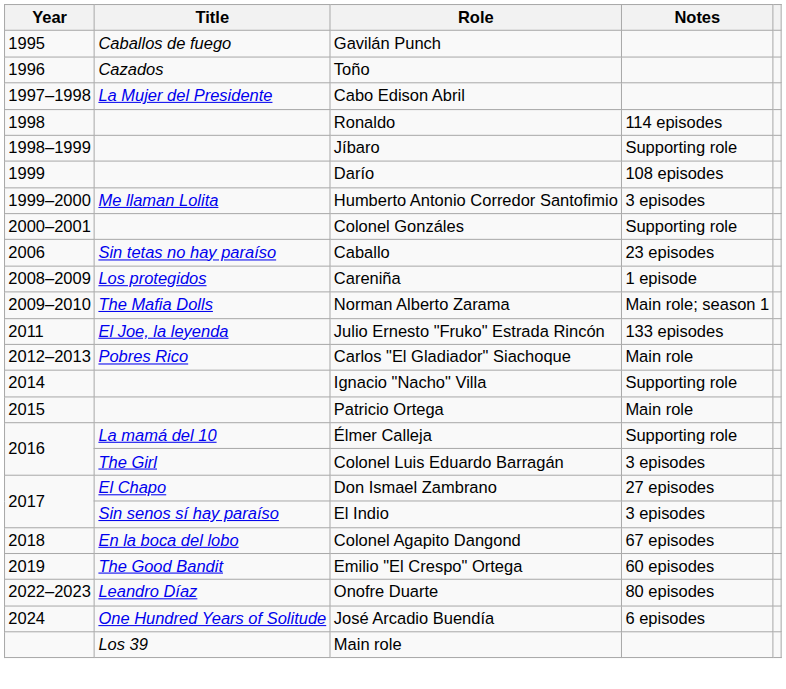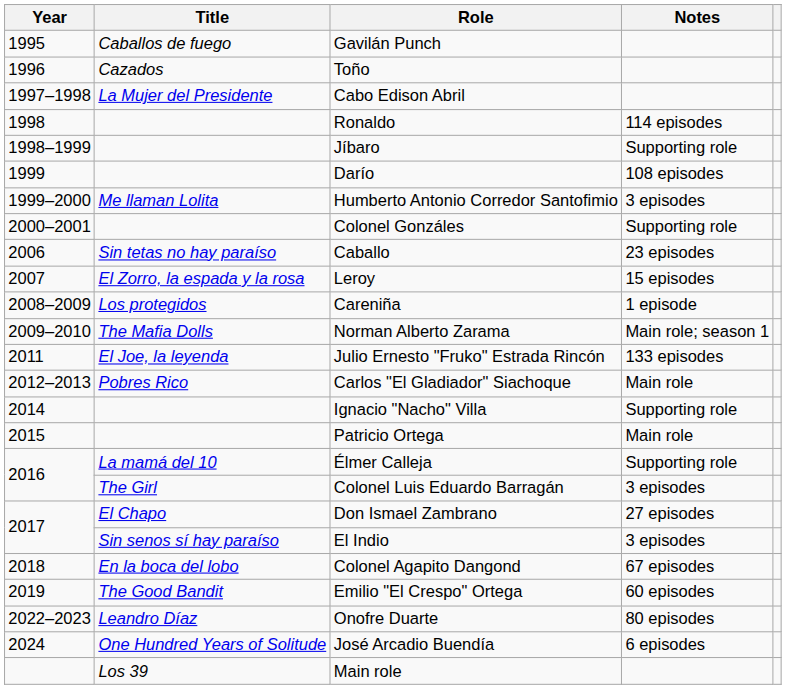+ row: (354, 278)
